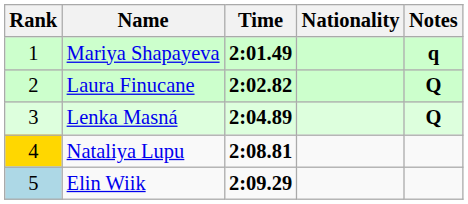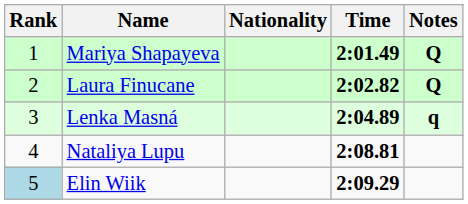columns swapped: (351, 20) <-> (261, 20)
(433, 53) q -> (433, 53) Q
(433, 118) Q -> (433, 118) q
(33, 150) gold background -> (33, 150) no background
